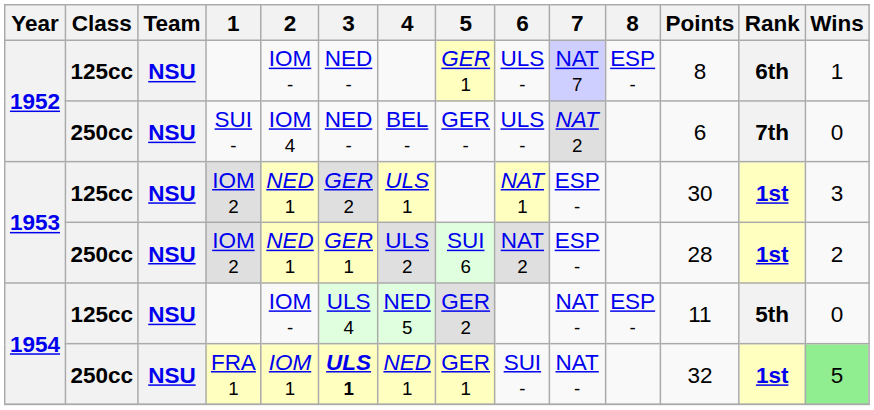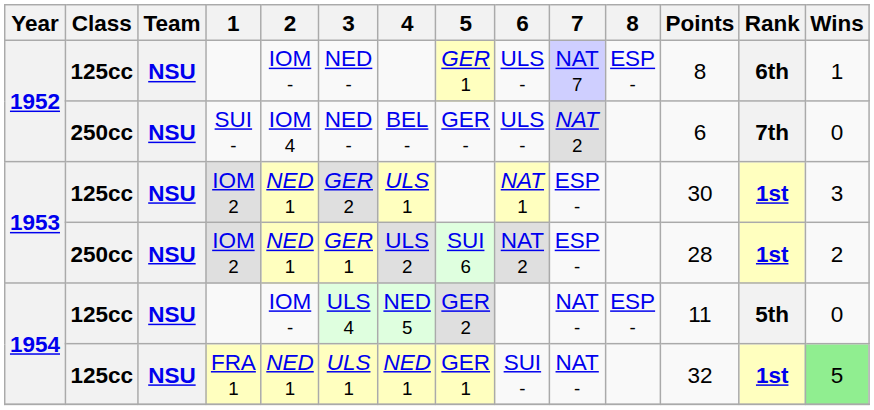(102, 375) 250cc -> (102, 375) 125cc
(290, 375) IOM 1 -> (290, 375) NED 1
(349, 375) bold -> (349, 375) normal
